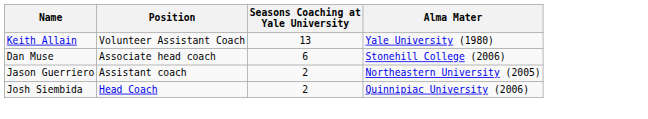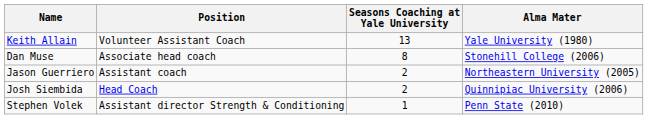(305, 57) 6 -> (405, 57) 8
+ row: (45, 105)
